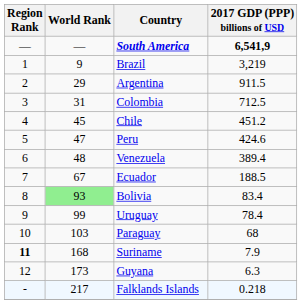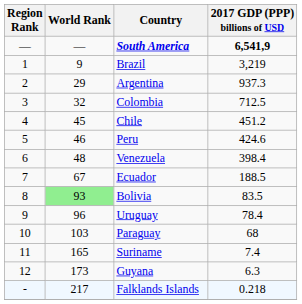(252, 83) 911.5 -> (252, 83) 937.3
(79, 102) 31 -> (79, 102) 32
(79, 139) 47 -> (79, 139) 46
(252, 158) 389.4 -> (252, 158) 398.4
(252, 196) 83.4 -> (252, 196) 83.5
(79, 214) 99 -> (79, 214) 96
(25, 252) bold -> (25, 252) normal
(79, 252) 168 -> (79, 252) 165
(252, 252) 7.9 -> (252, 252) 7.4
